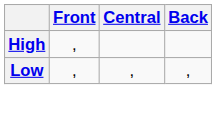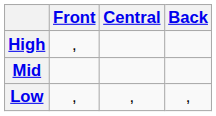+ row: (27, 70)
